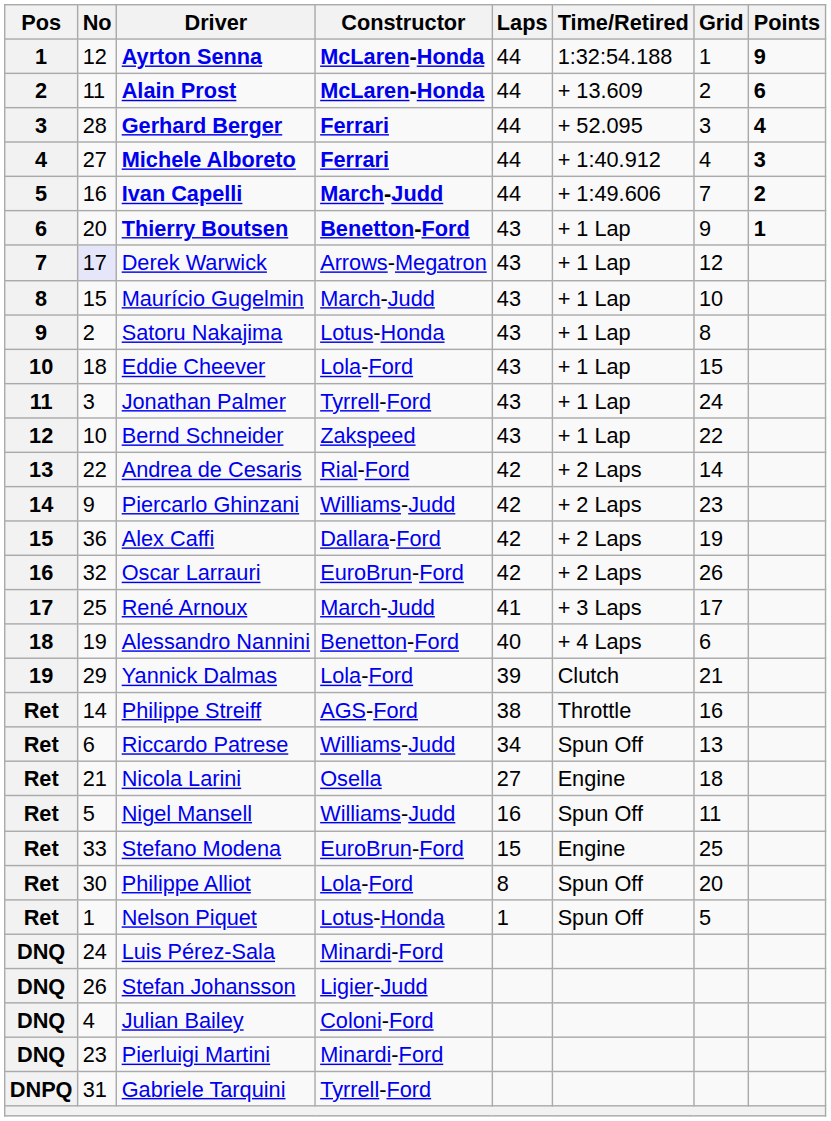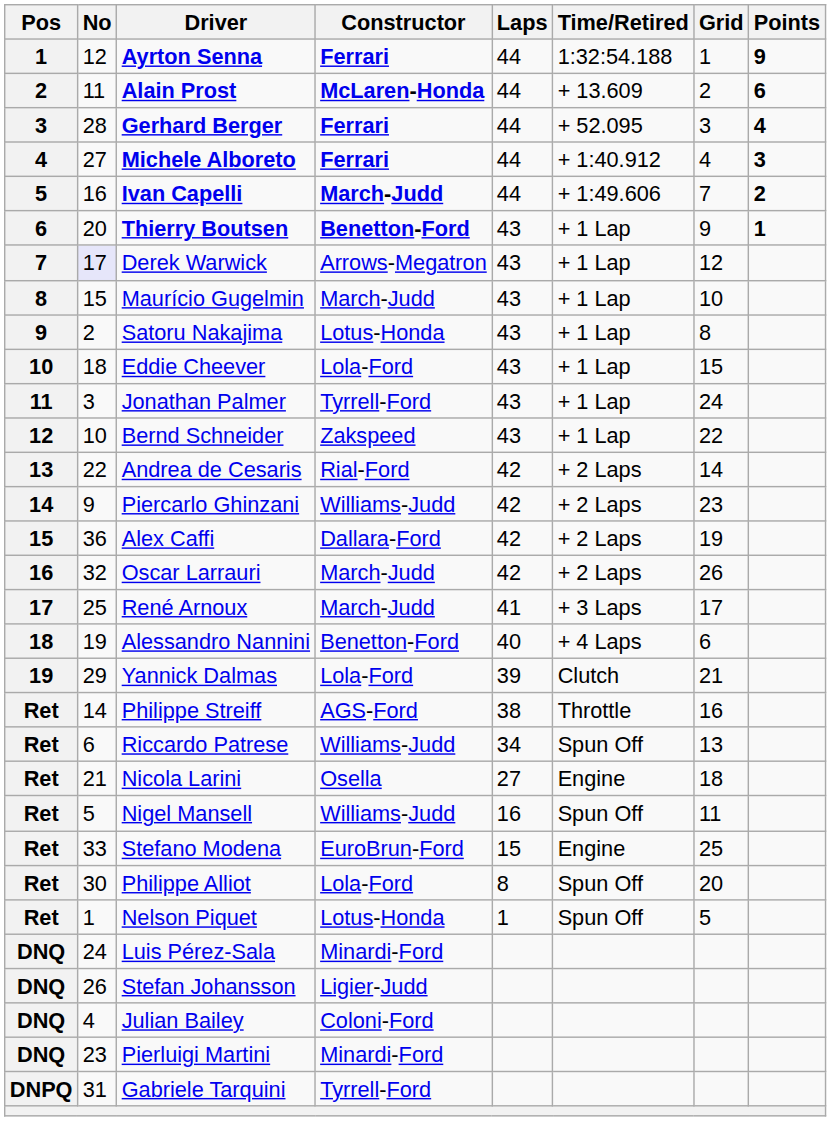(402, 57) McLaren-Honda -> (355, 57) Ferrari
(392, 573) EuroBrun-Ford -> (377, 573) March-Judd
